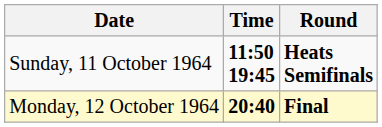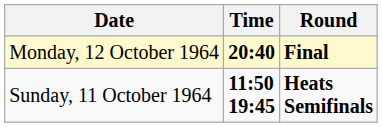rows swapped: (110, 63) <-> (114, 106)
